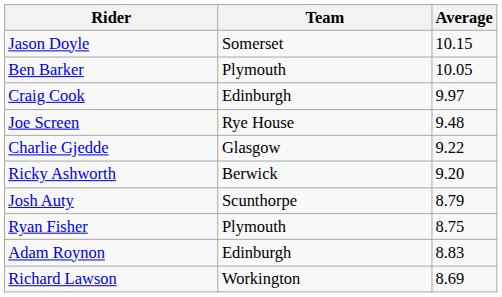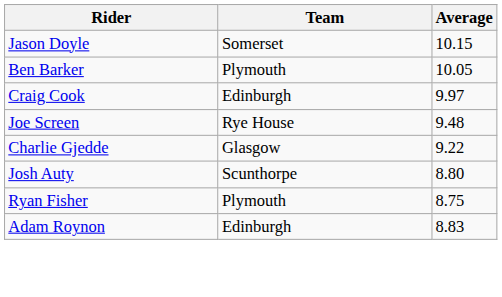- row: (62, 174)
(450, 200) 8.79 -> (450, 174) 8.80
- row: (63, 278)
